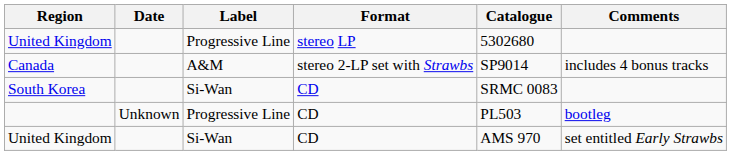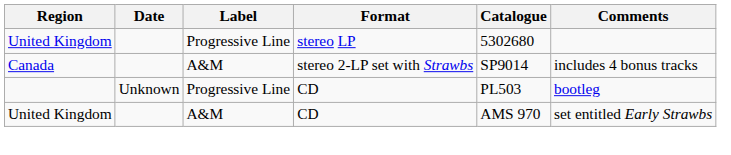- row: (47, 89)
(209, 138) Si-Wan -> (205, 114) A&M
